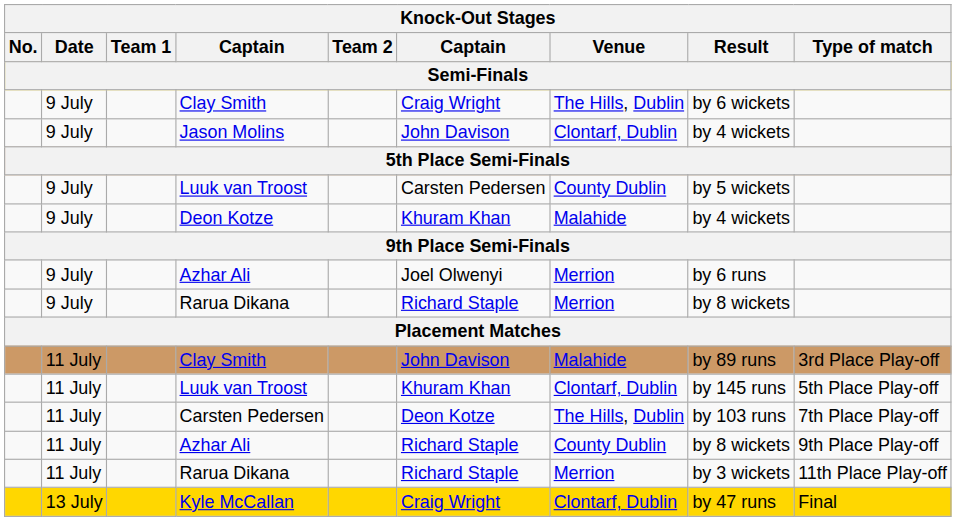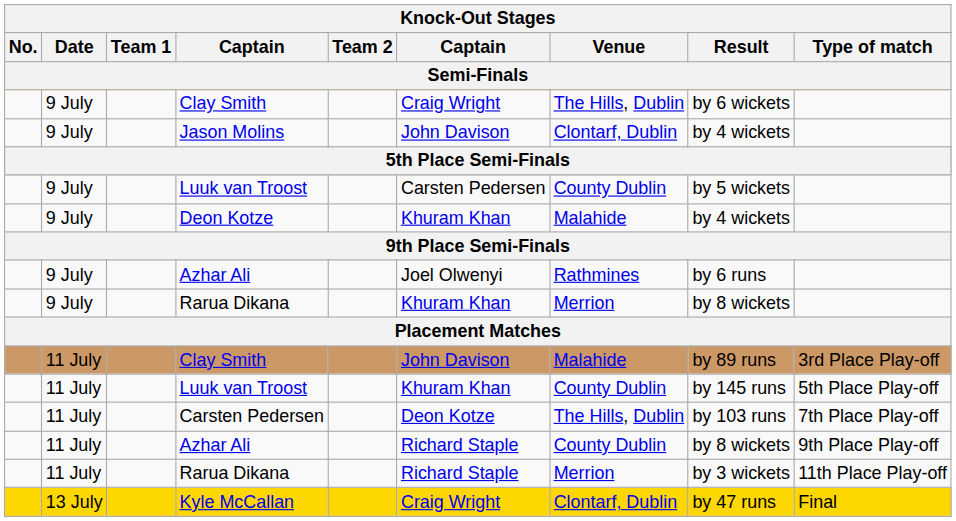(584, 274) Merrion -> (596, 274) Rathmines
(460, 302) Richard Staple -> (456, 302) Khuram Khan
(615, 388) Clontarf, Dublin -> (610, 388) County Dublin
